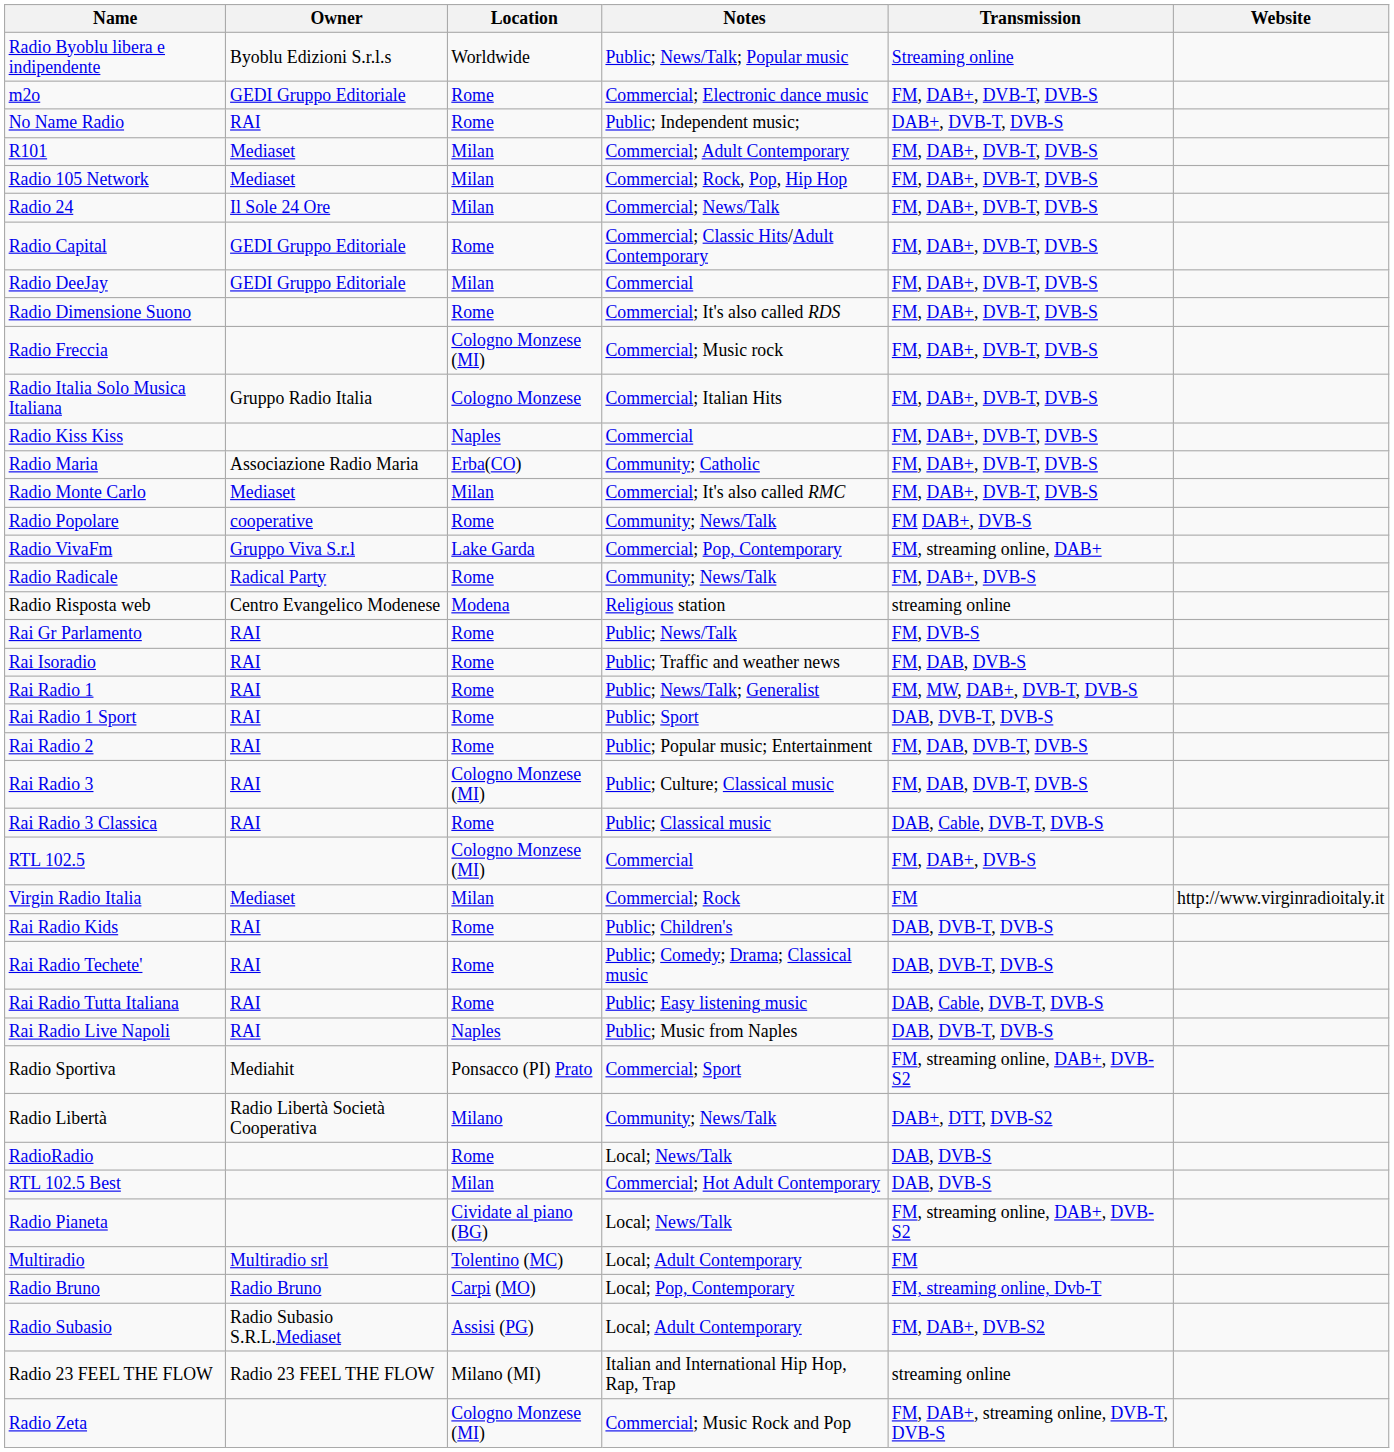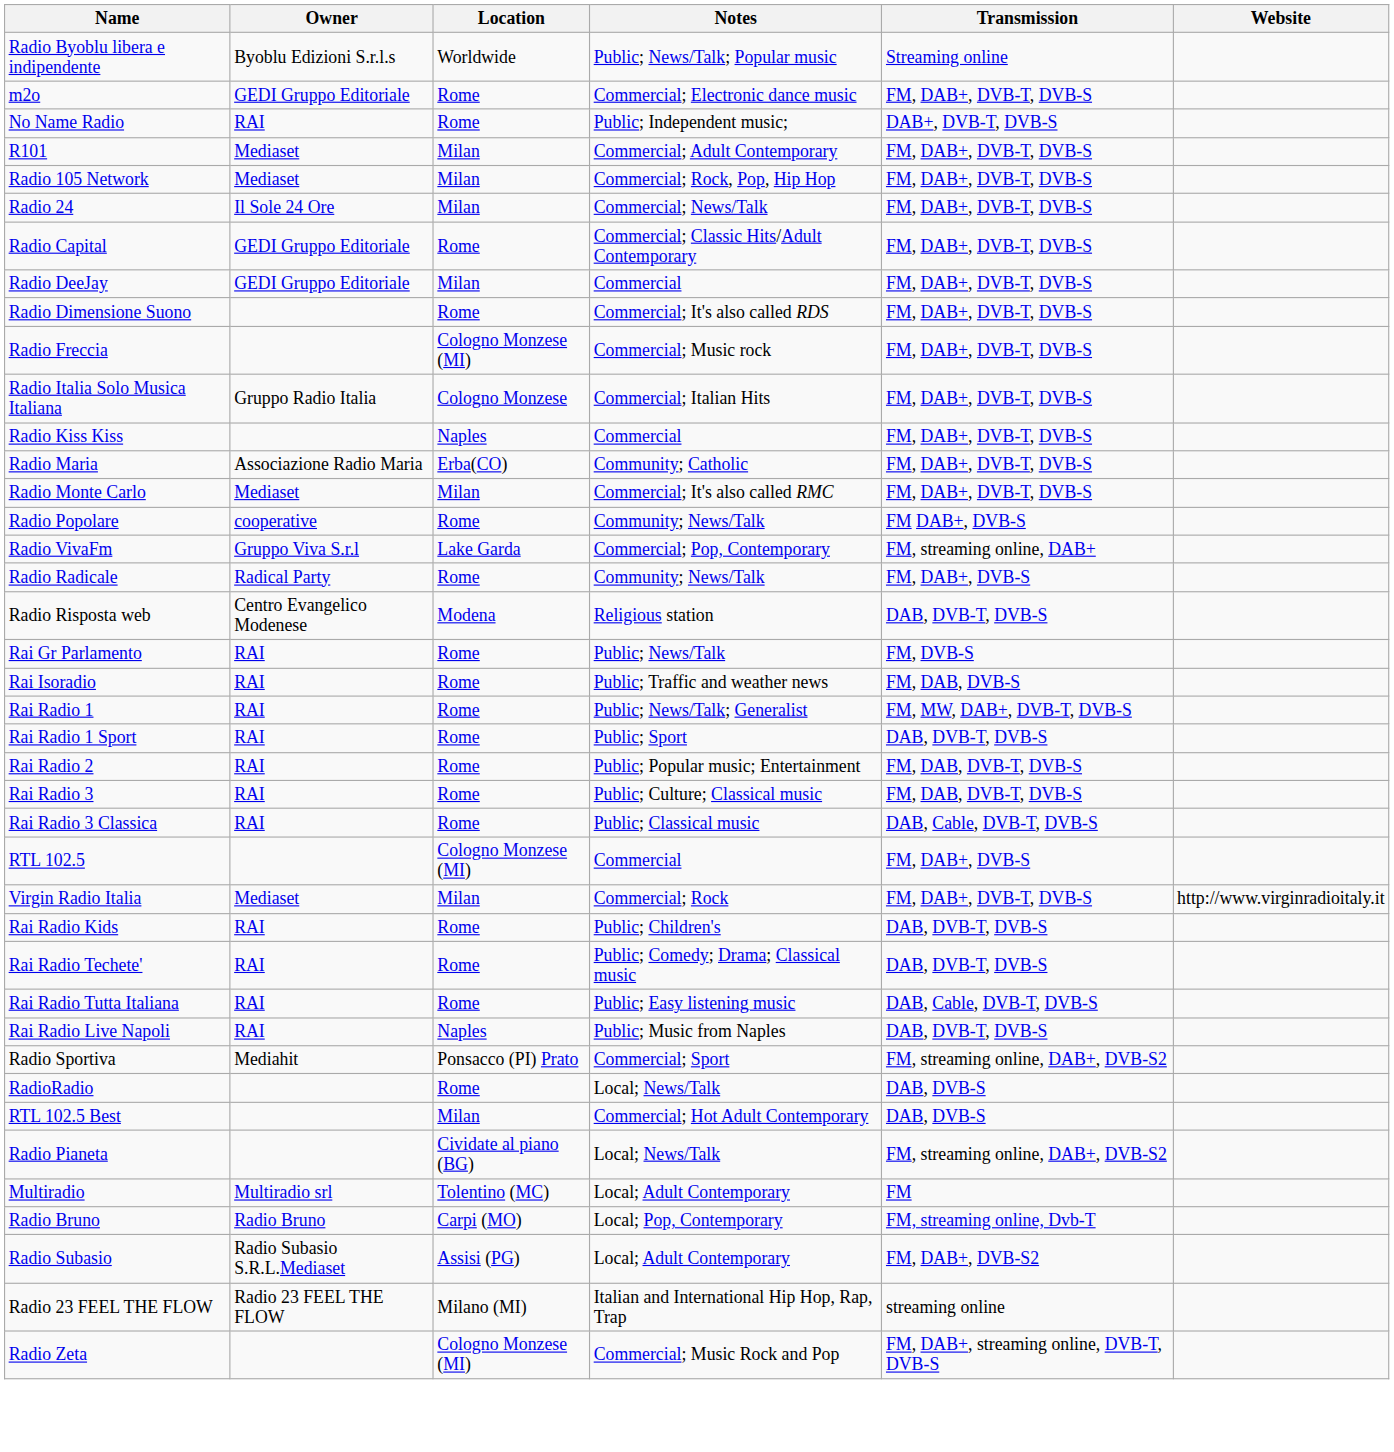(951, 605) streaming online -> (967, 615) DAB, DVB-T, DVB-S
(516, 784) Cologno Monzese (MI) -> (459, 794) Rome
(905, 898) FM -> (989, 898) FM, DAB+, DVB-T, DVB-S
- row: (58, 1117)
